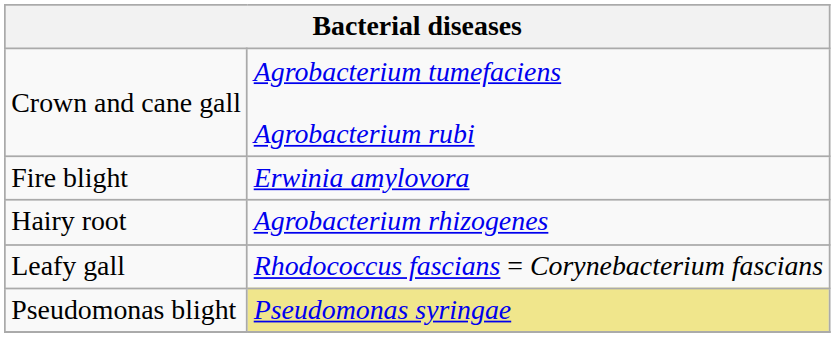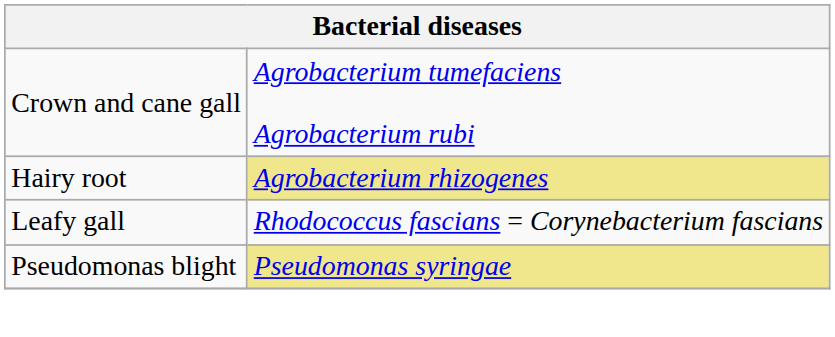- row: (70, 177)
(401, 221) no background -> (401, 177) khaki background
